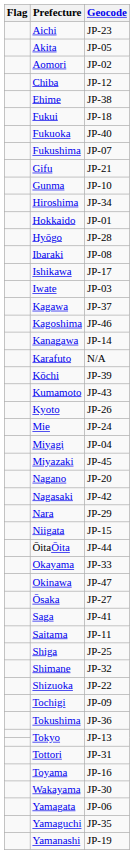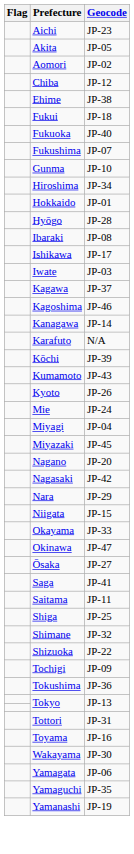- row: (42, 168)
- row: (51, 548)
